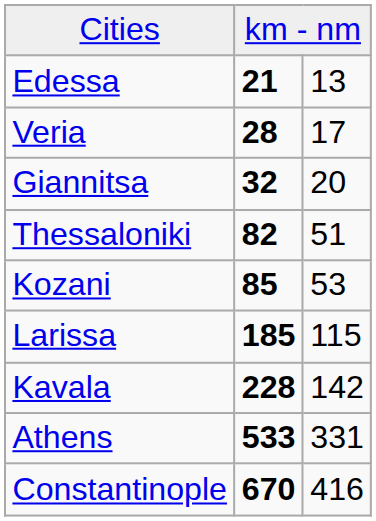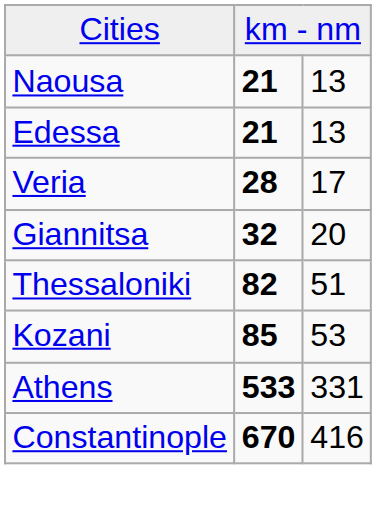+ row: (68, 81)
- row: (64, 336)
- row: (62, 387)
